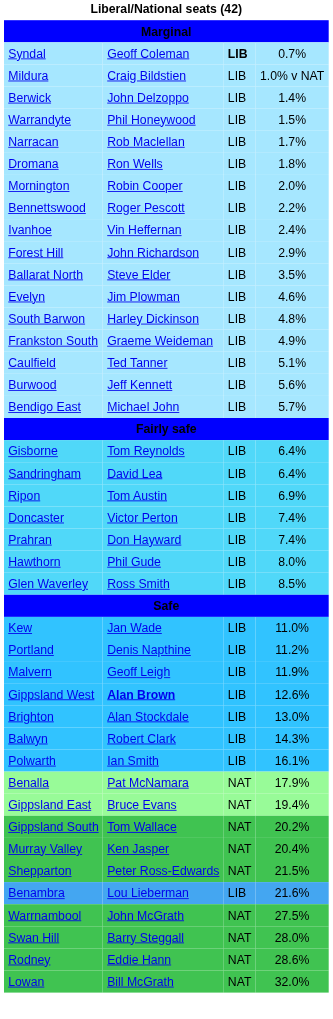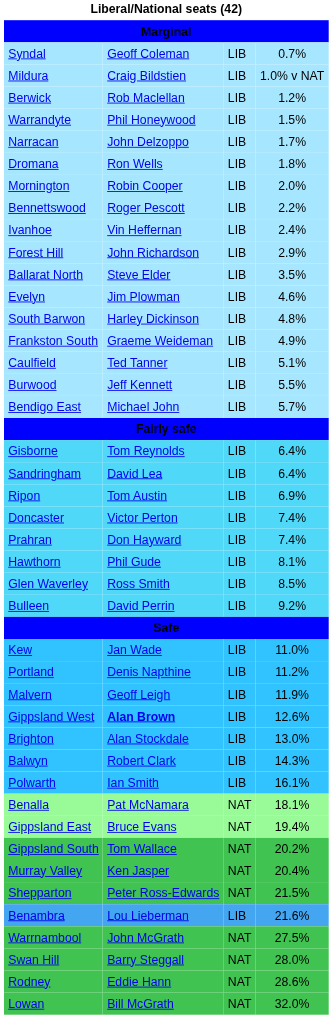(238, 53) bold -> (237, 53) normal
(148, 97) John Delzoppo -> (146, 97) Rob Maclellan
(292, 97) 1.4% -> (292, 97) 1.2%
(146, 142) Rob Maclellan -> (148, 142) John Delzoppo
(292, 385) 5.6% -> (292, 385) 5.5%
(292, 561) 8.0% -> (292, 561) 8.1%
+ row: (29, 606)
(292, 782) 17.9% -> (292, 805) 18.1%
